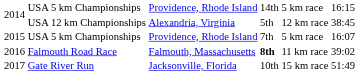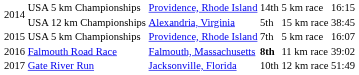(305, 22) 12 km race -> (305, 22) 15 km race
(305, 66) 15 km race -> (305, 66) 12 km race
